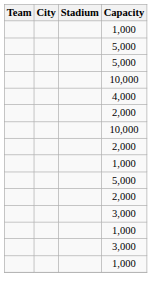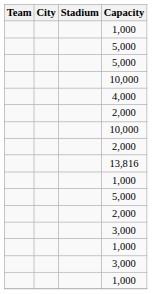+ row: (19, 163)
